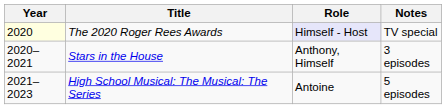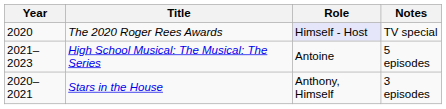(20, 31) lightyellow background -> (20, 31) no background
rows swapped: (116, 56) <-> (168, 87)
